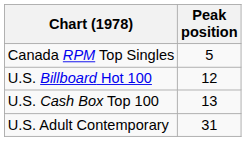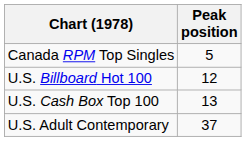(209, 124) 31 -> (209, 124) 37
